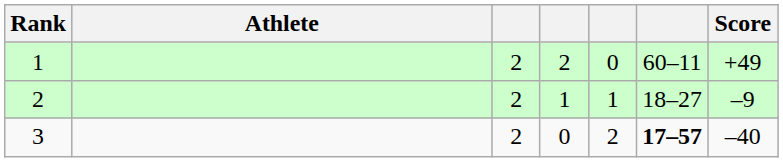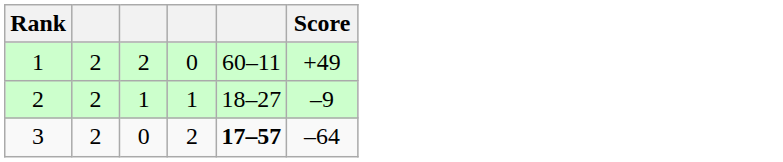- column: (282, 23)
(743, 136) –40 -> (322, 136) –64
